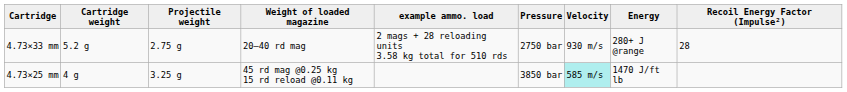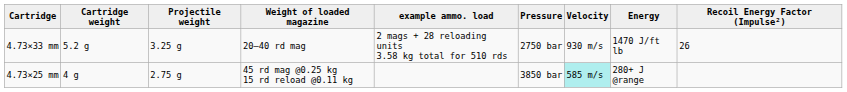(166, 46) 2.75 g -> (166, 46) 3.25 g
(628, 46) 280+ J @range -> (636, 46) 1470 J/ft lb
(685, 46) 28 -> (685, 46) 26
(166, 75) 3.25 g -> (166, 75) 2.75 g
(636, 75) 1470 J/ft lb -> (628, 75) 280+ J @range
